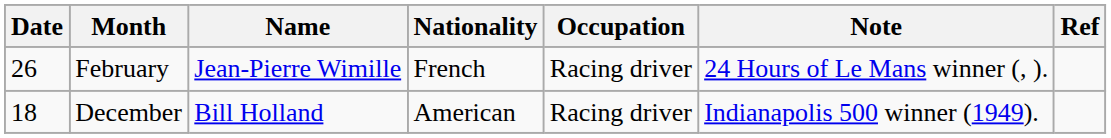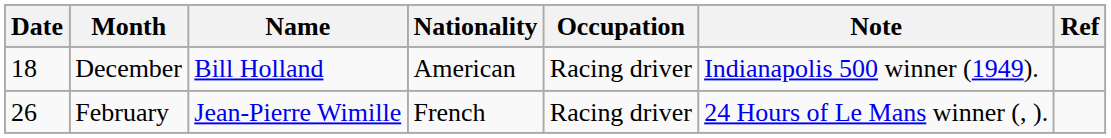rows swapped: (122, 68) <-> (129, 111)
